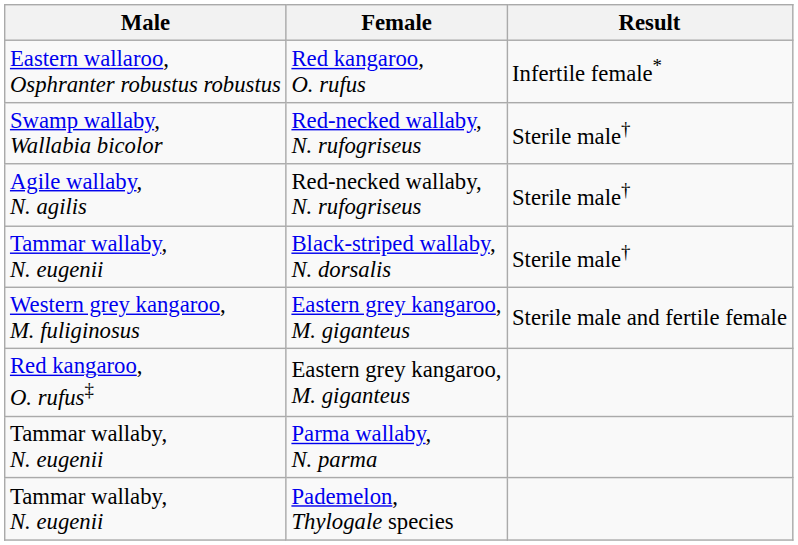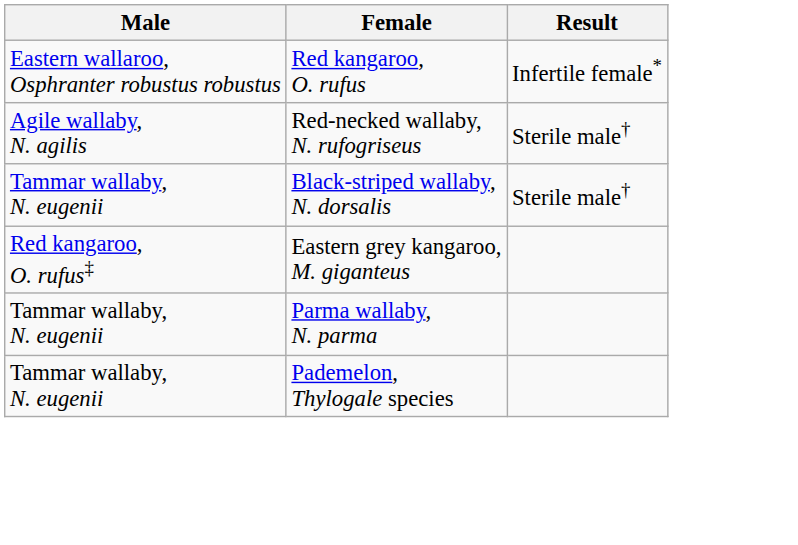- row: (86, 132)
- row: (118, 317)
